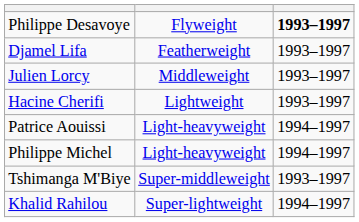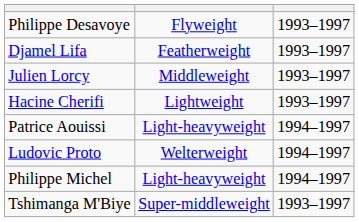(314, 24) bold -> (314, 24) normal
+ row: (55, 152)
- row: (58, 204)
